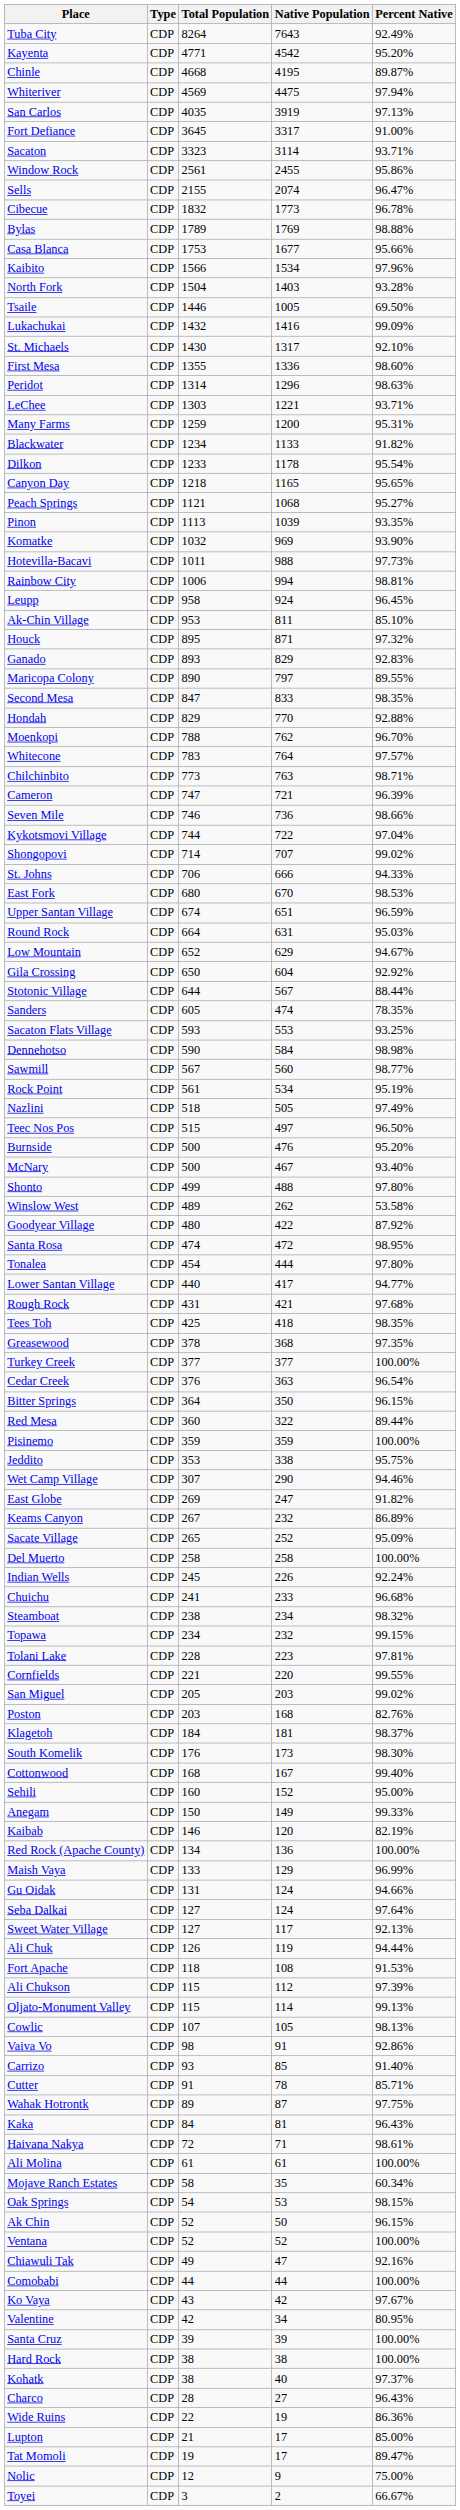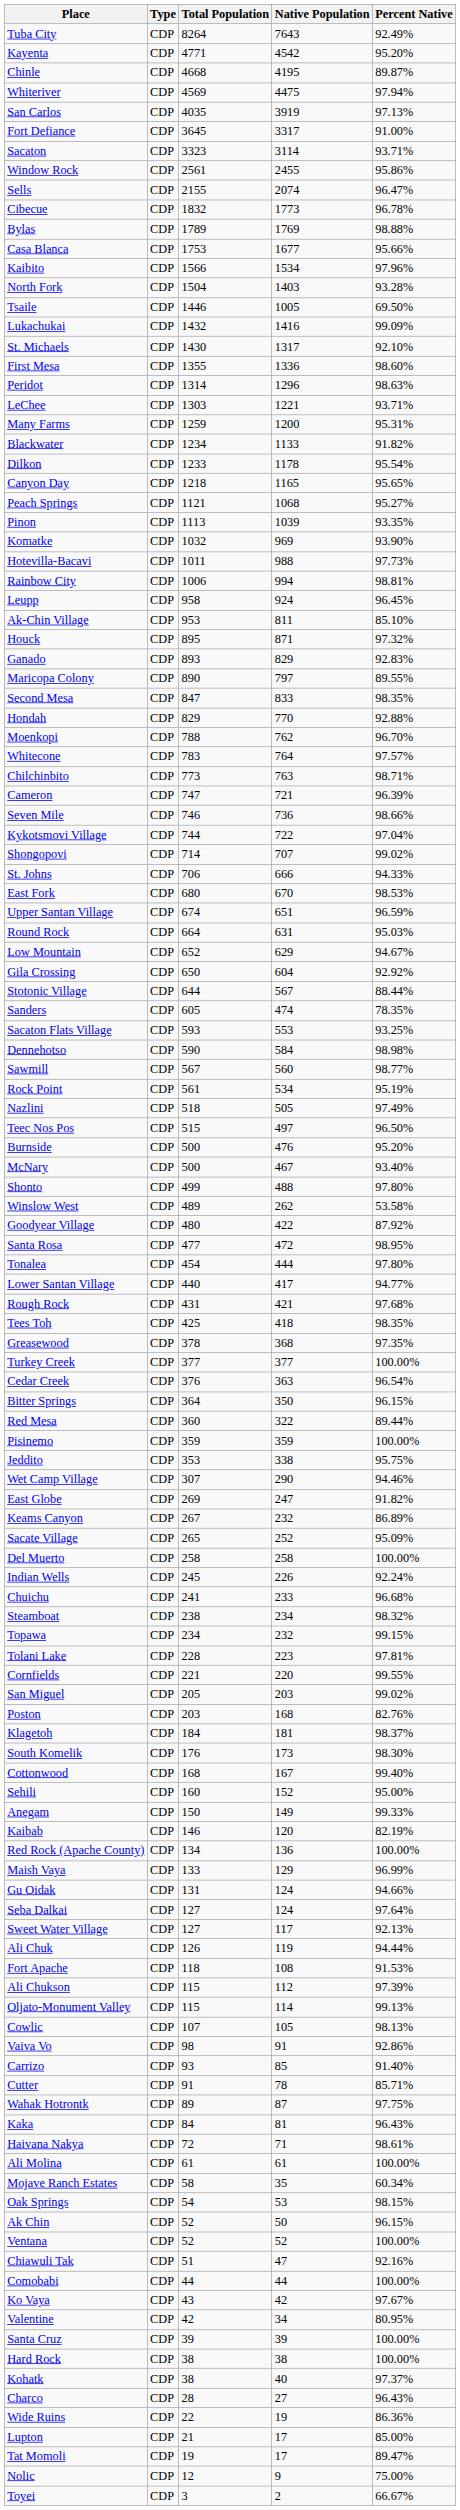(191, 1245) 474 -> (191, 1245) 477
(188, 2261) 49 -> (188, 2261) 51
